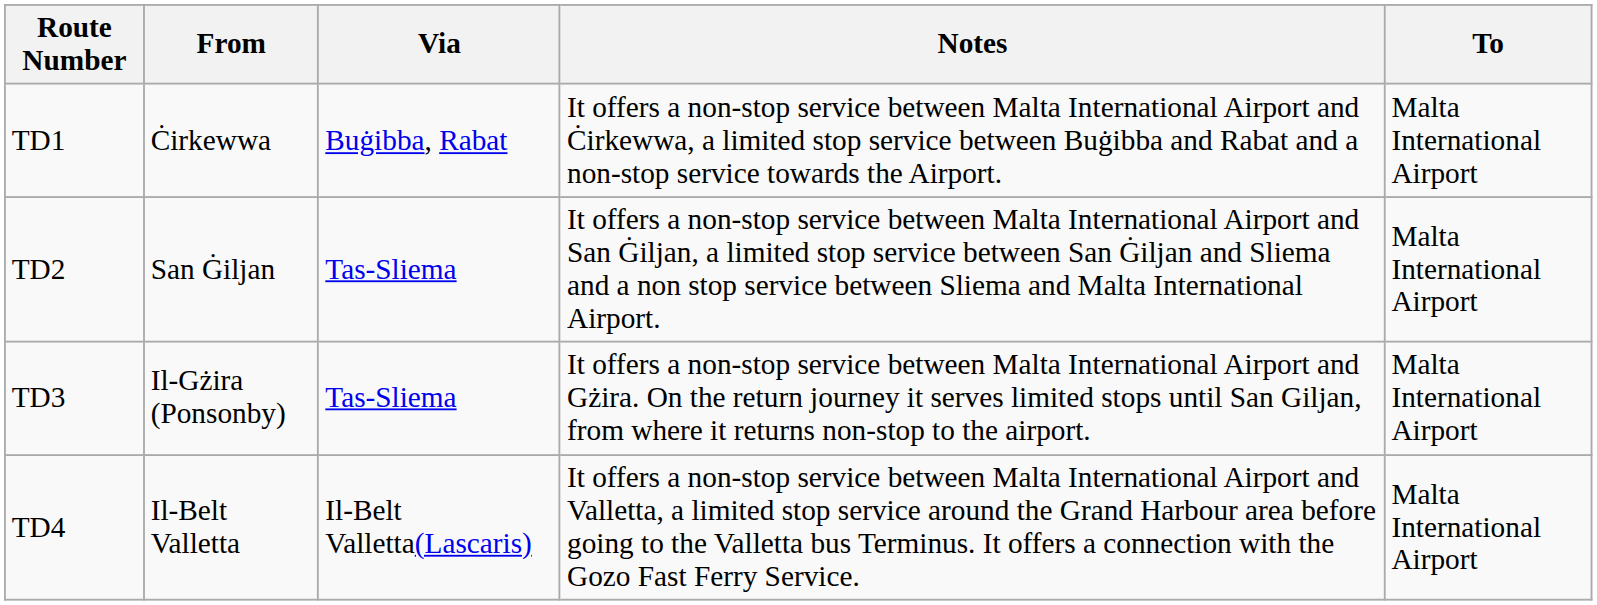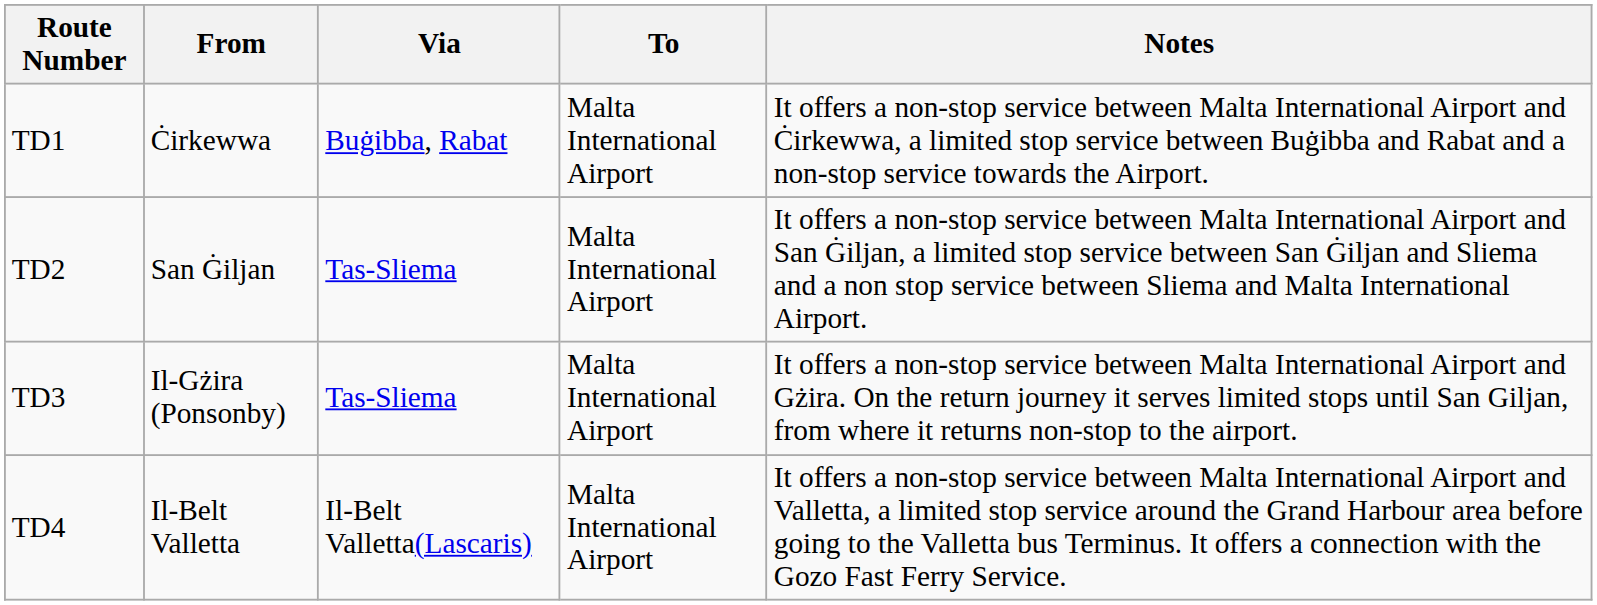columns swapped: (1488, 44) <-> (972, 44)
